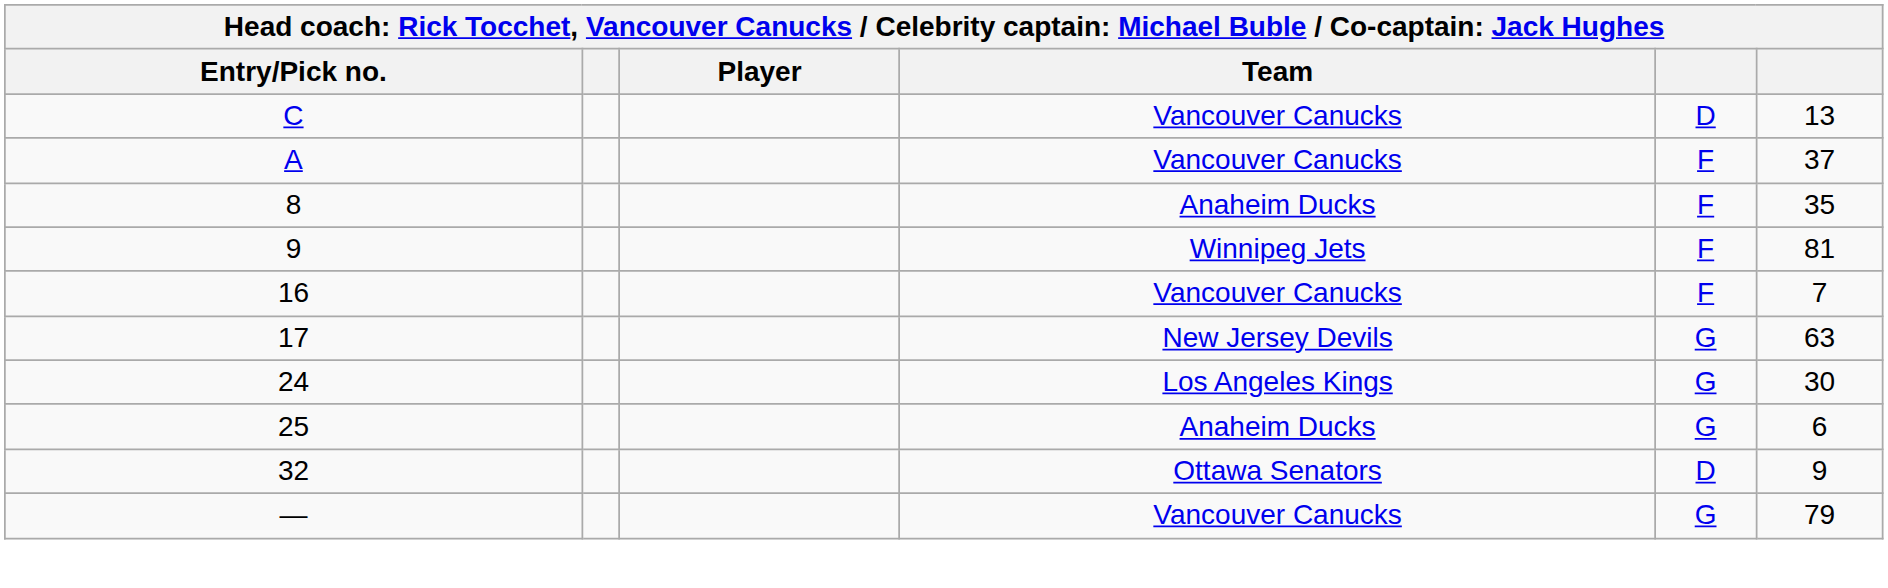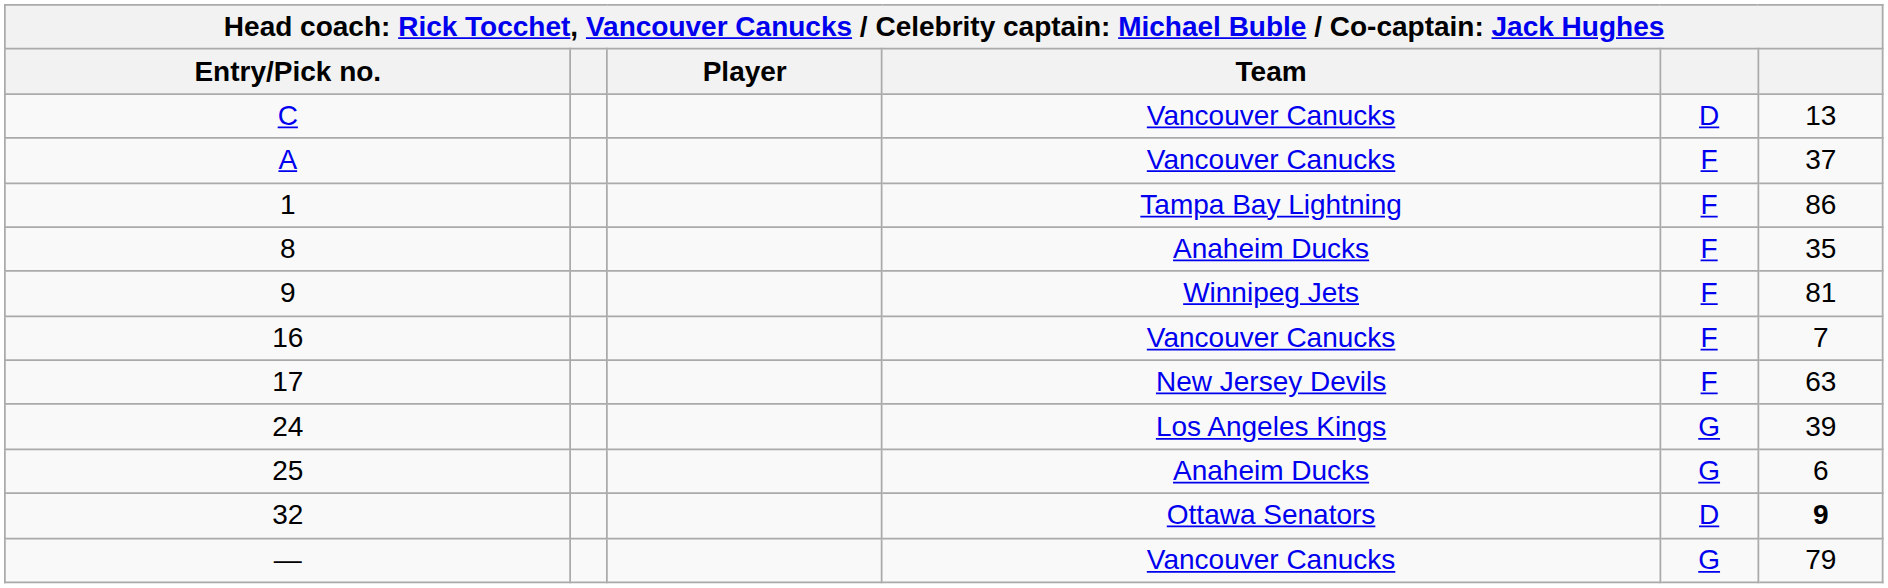+ row: (288, 204)
(1706, 337) G -> (1709, 381) F
(1820, 381) 30 -> (1821, 426) 39
(1820, 470) normal -> (1821, 515) bold
